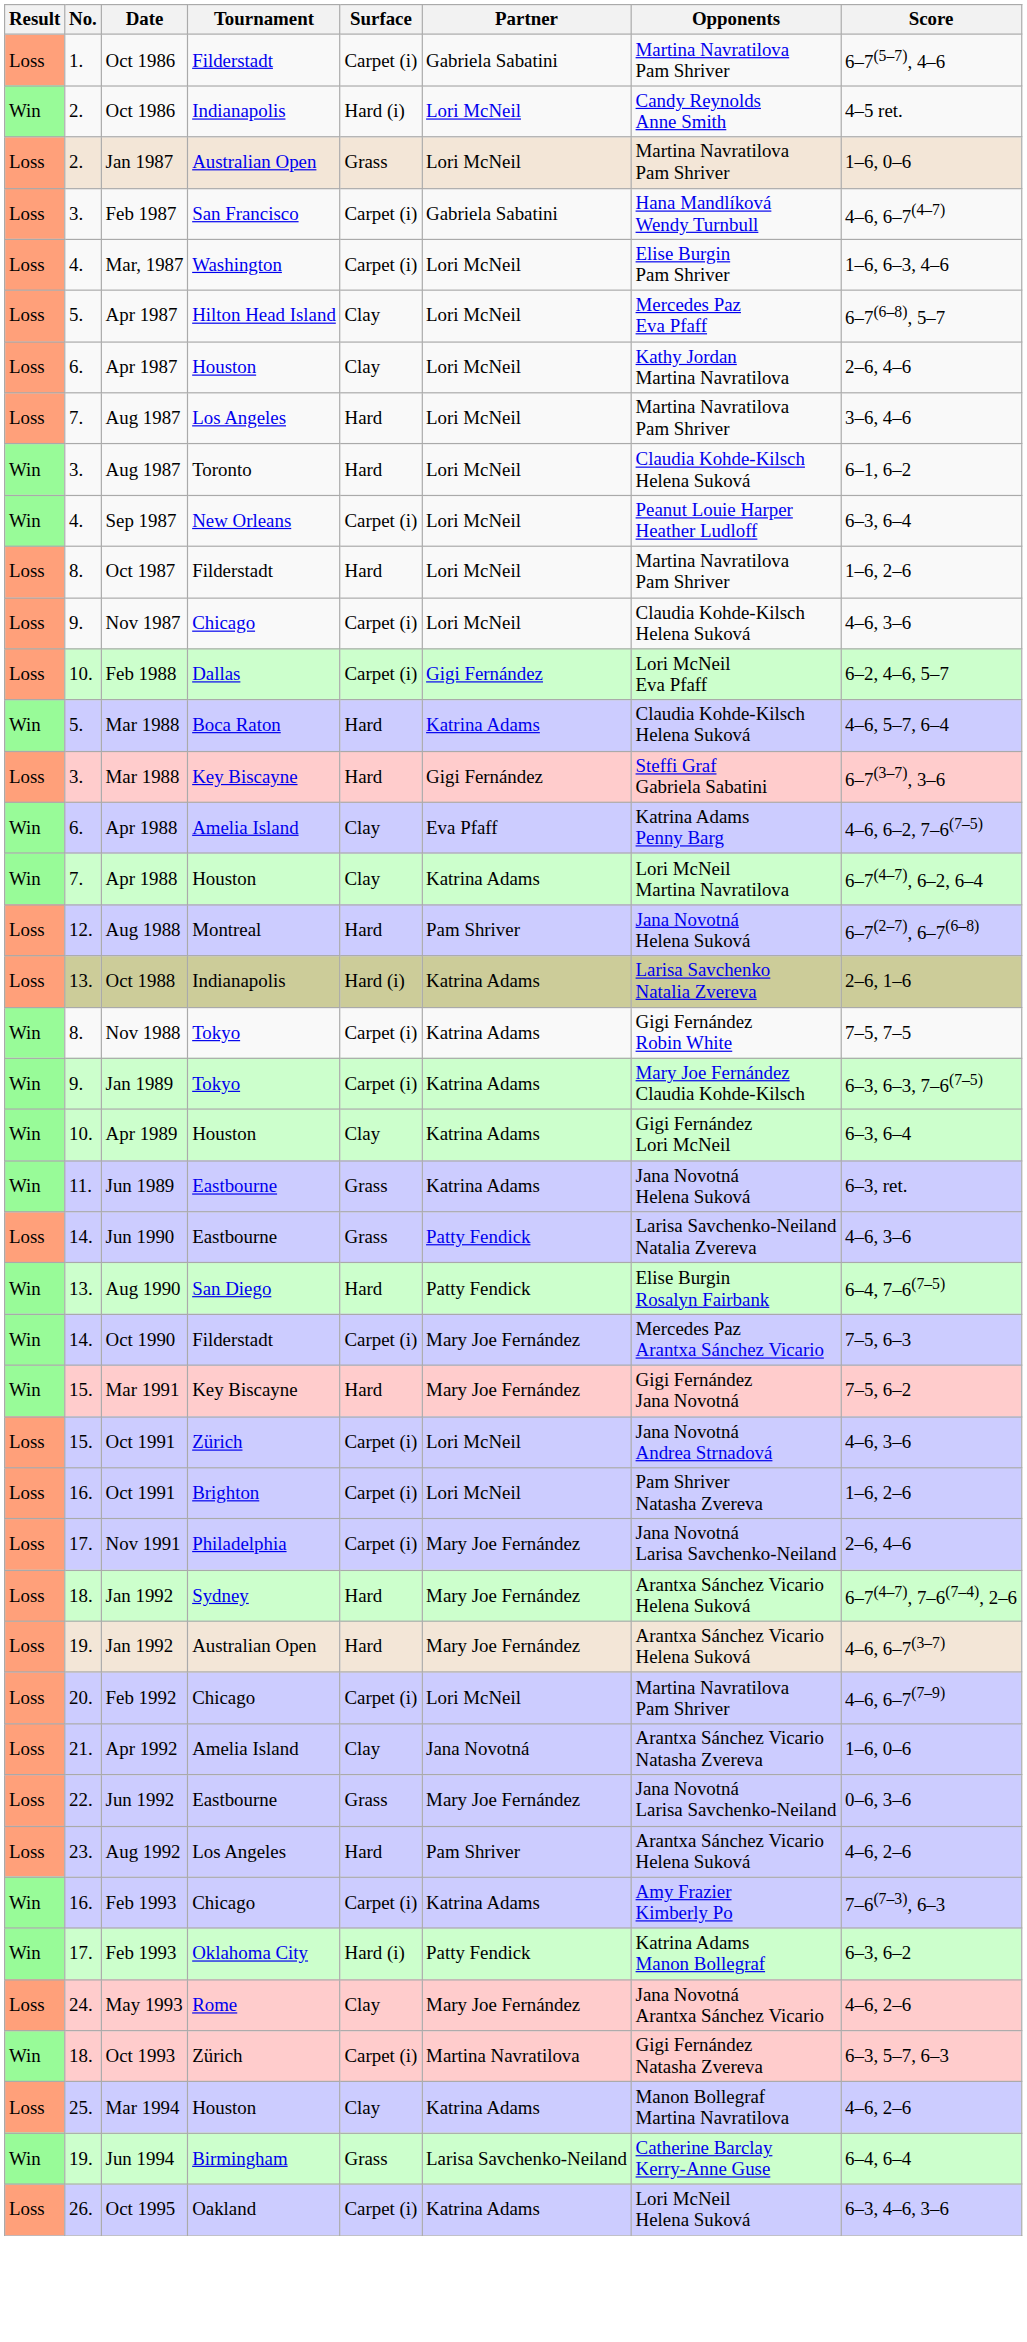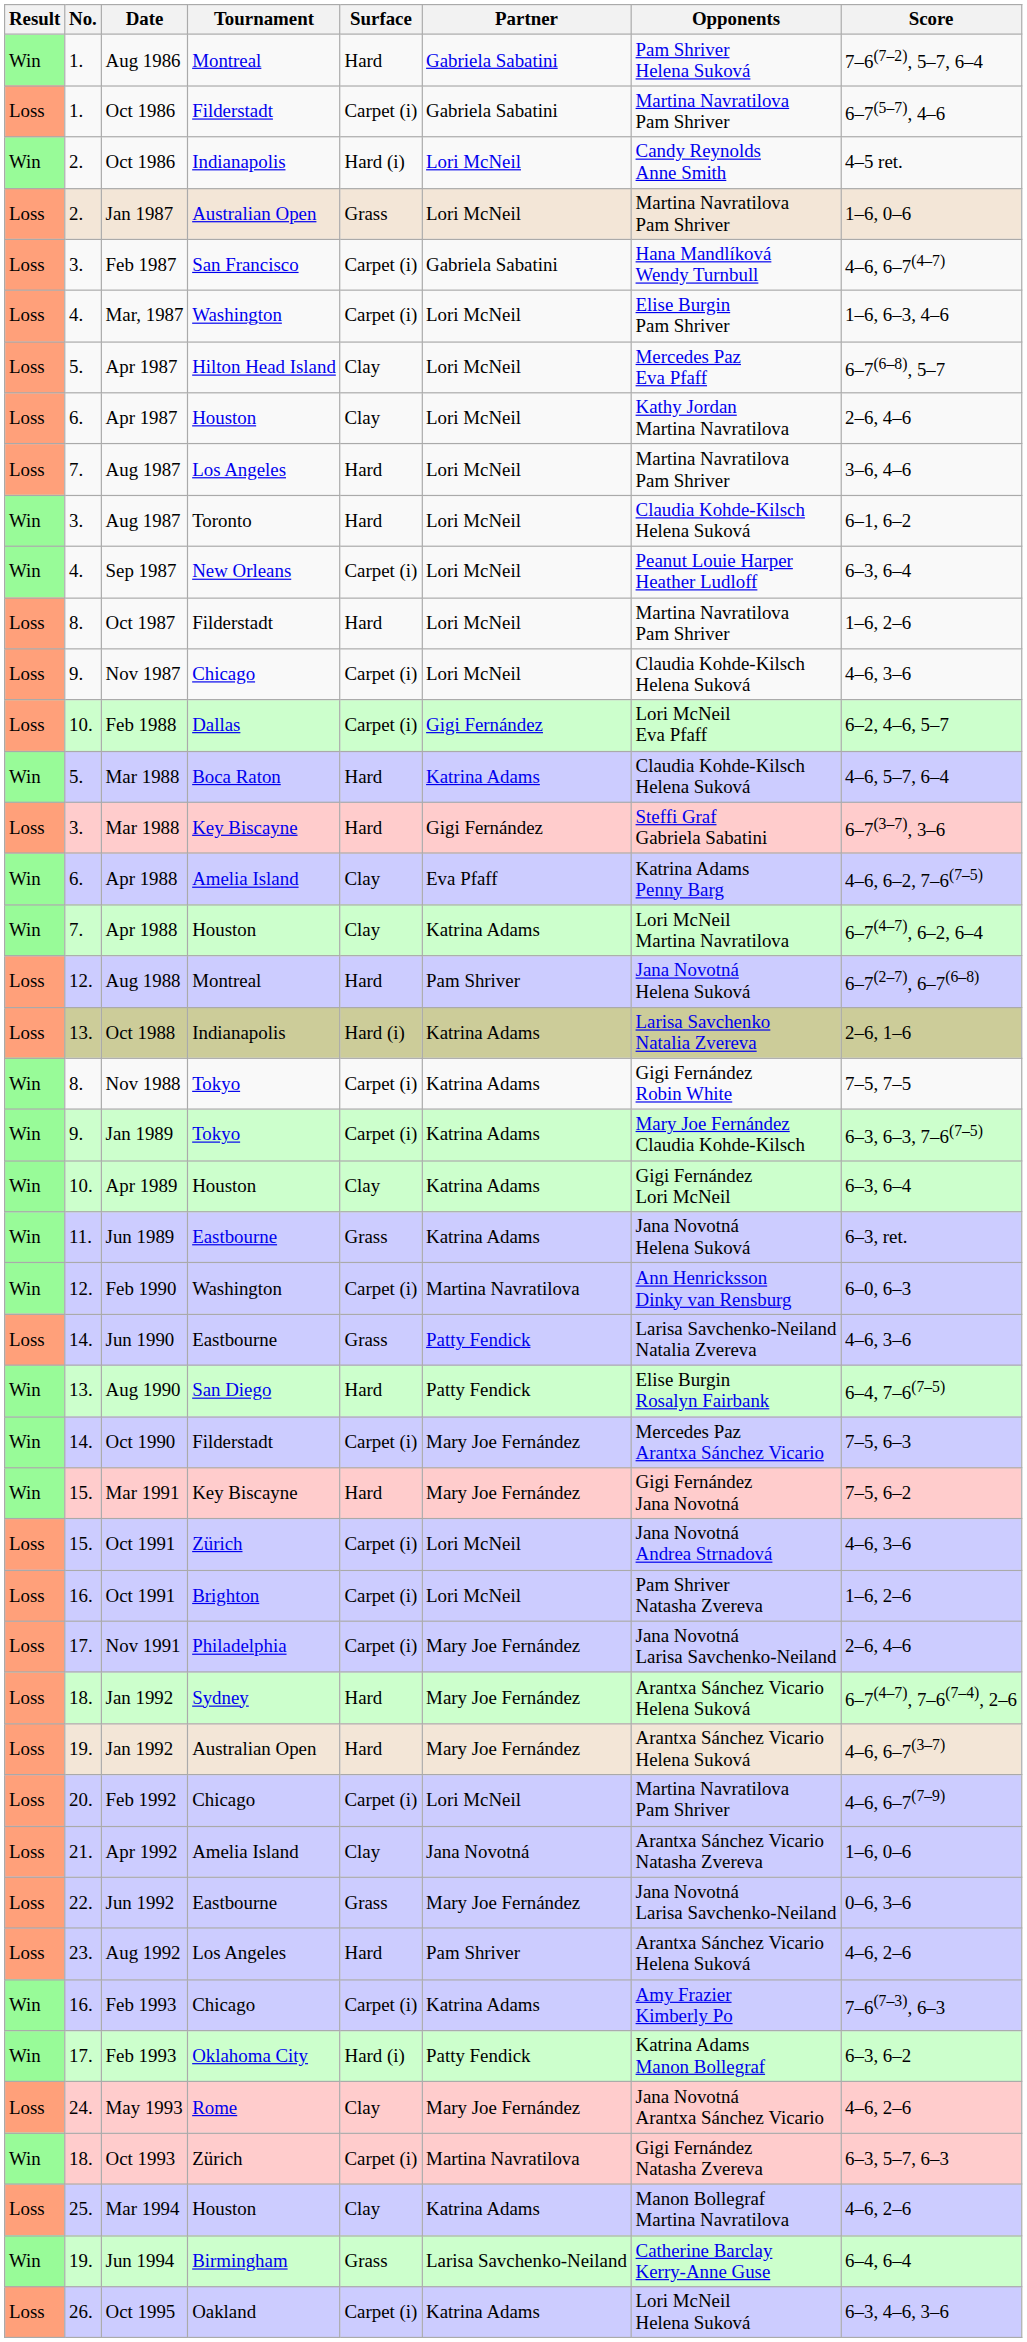+ row: (143, 60)
+ row: (141, 1288)
